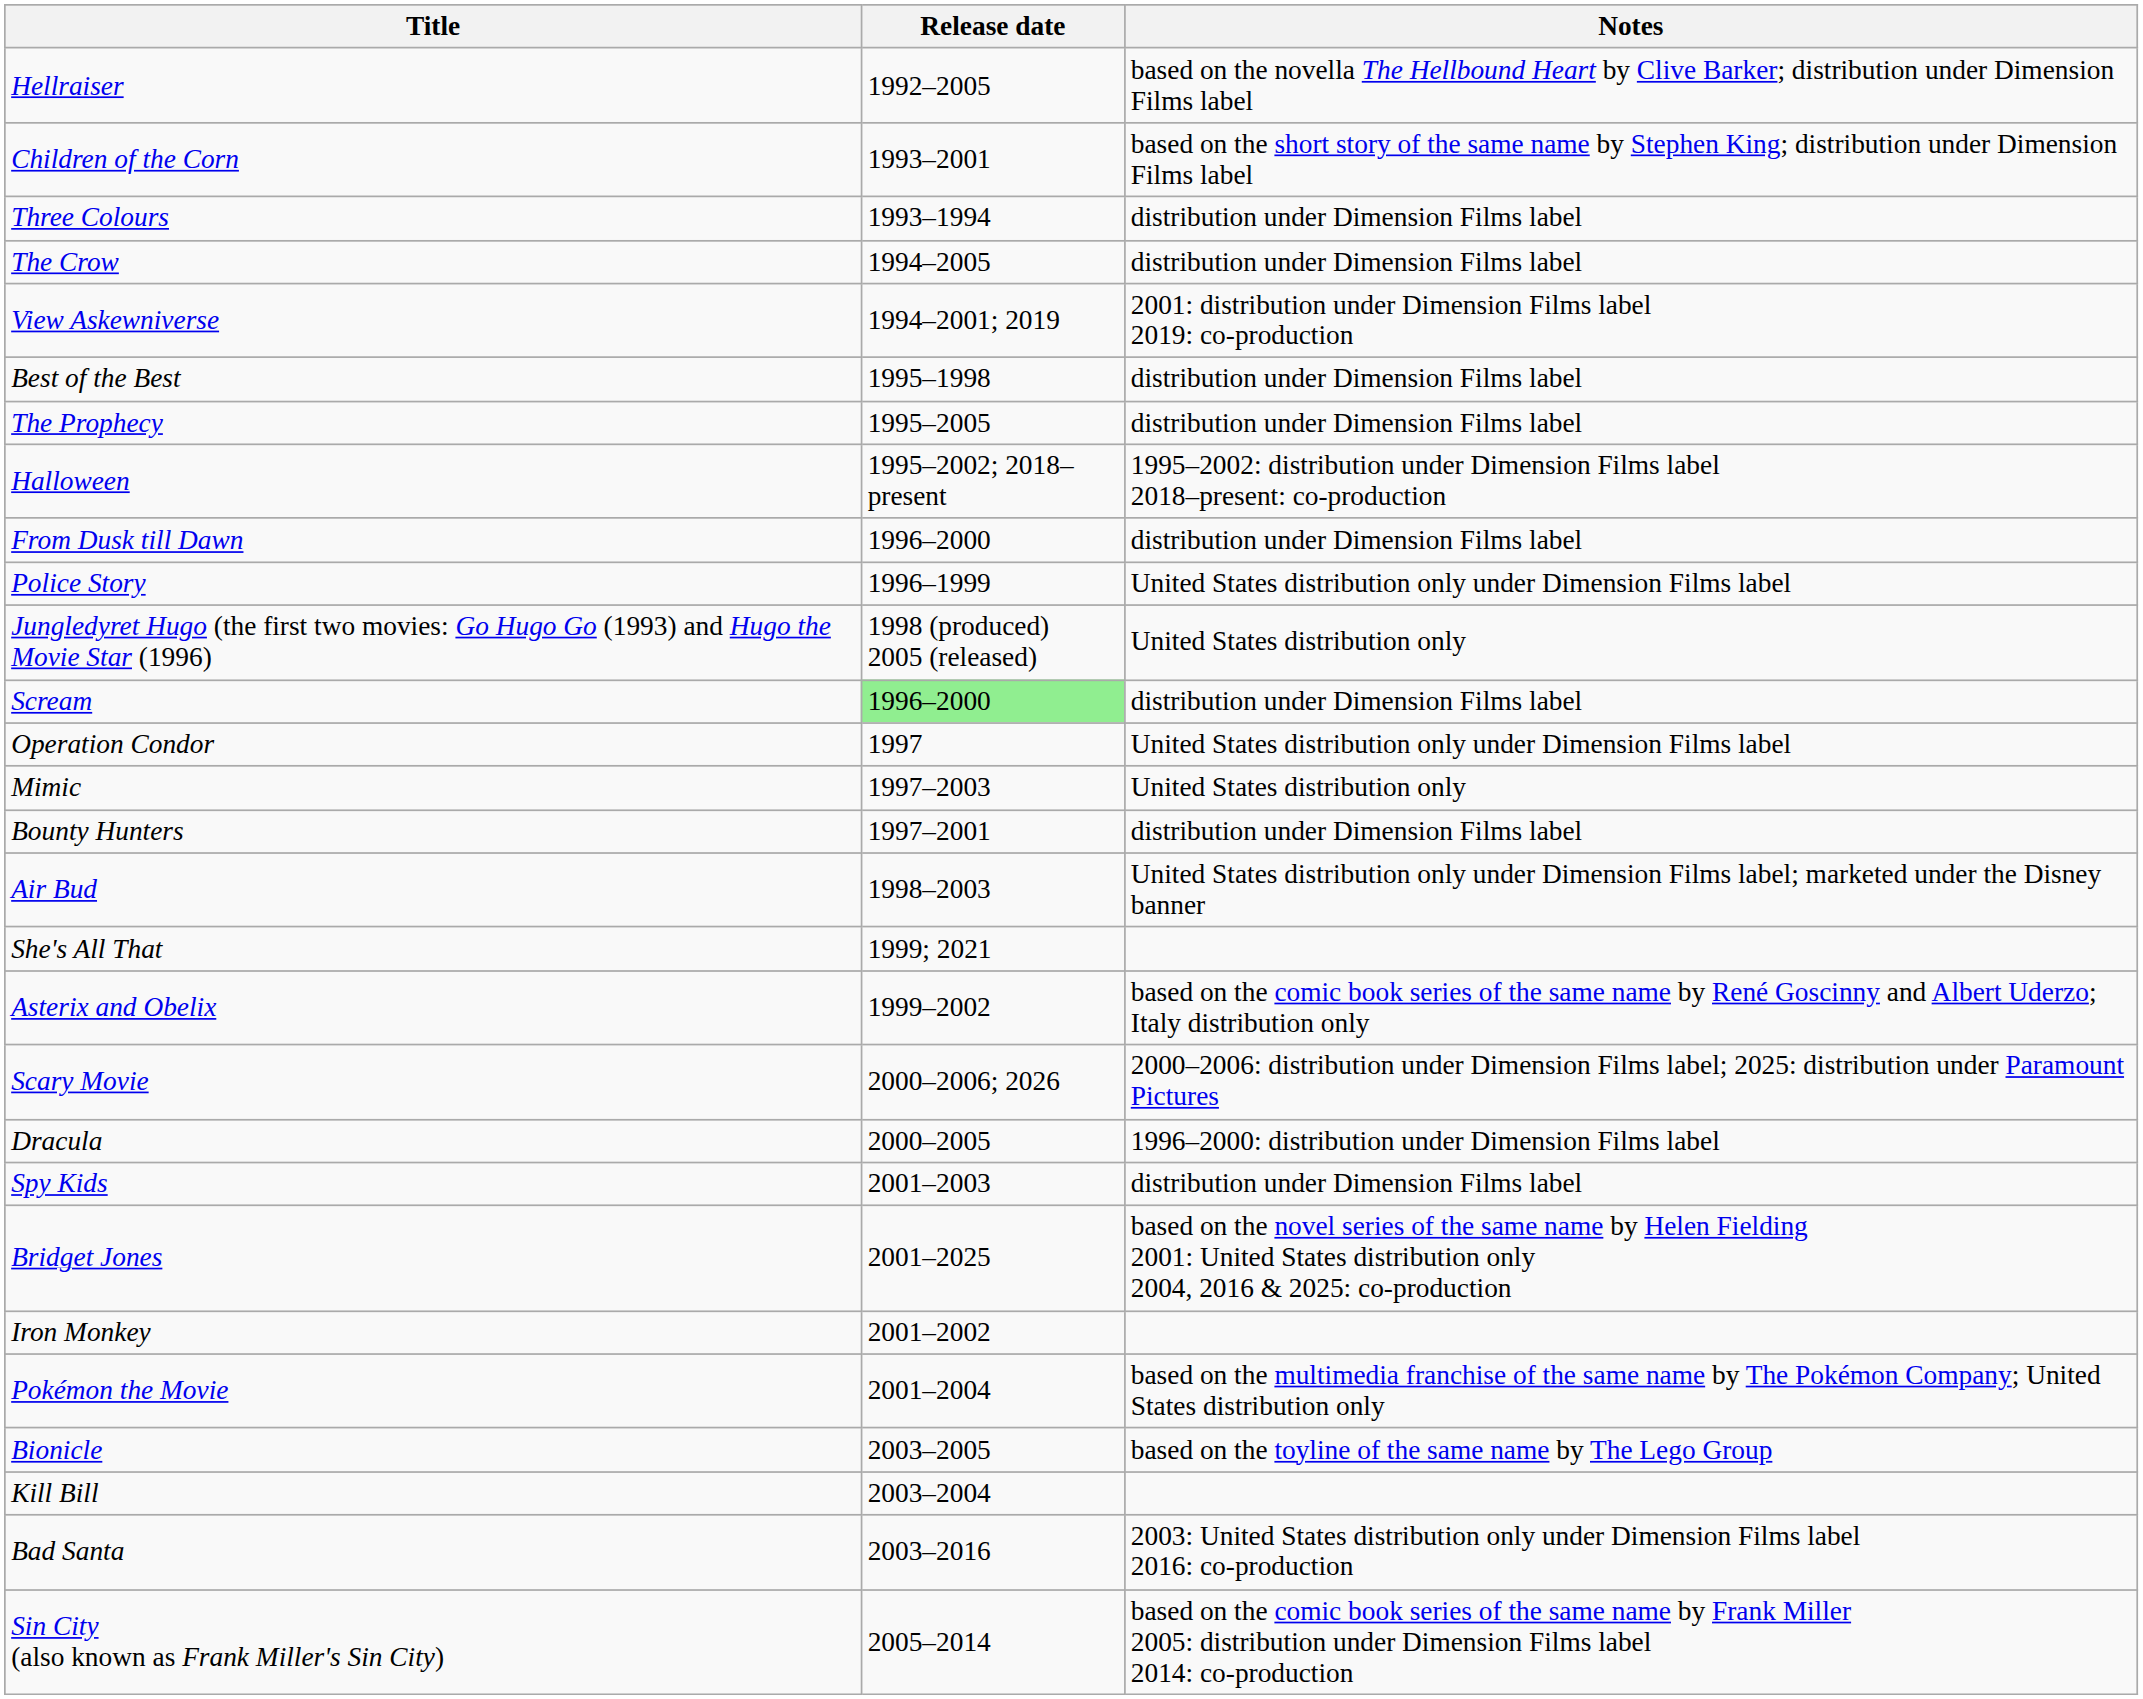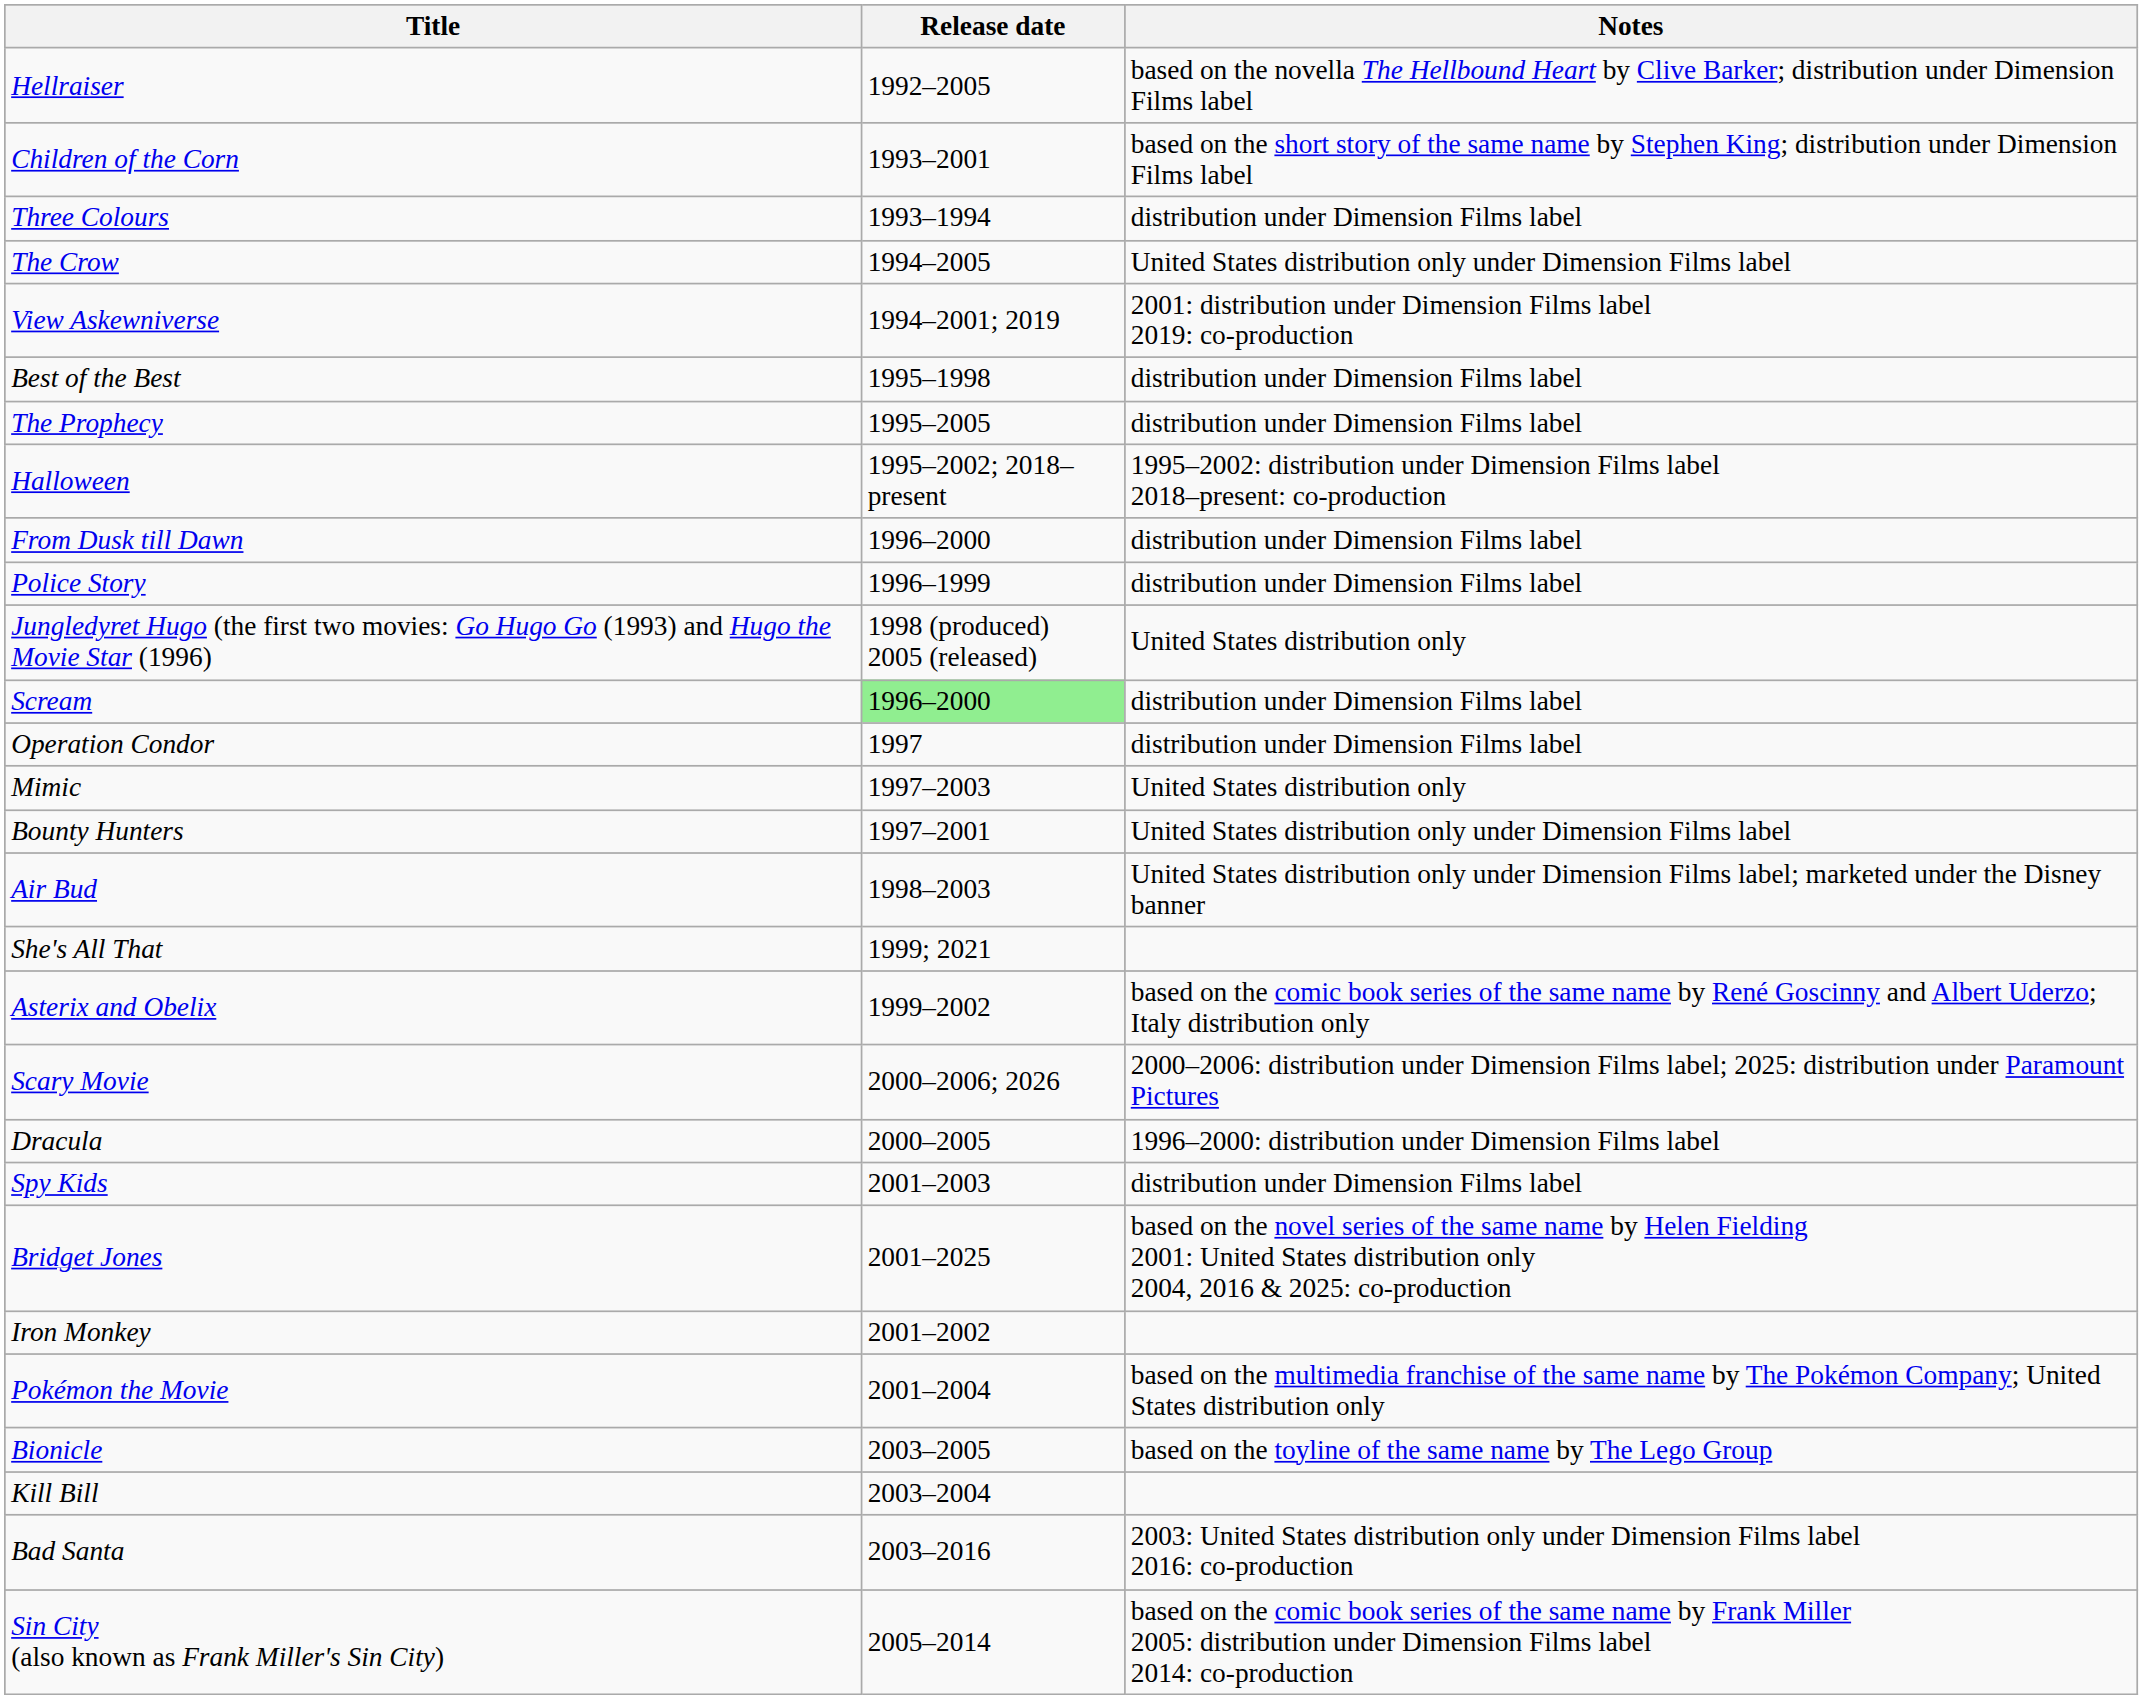(1356, 261) distribution under Dimension Films label -> (1461, 261) United States distribution only under Dimension Films label
(1461, 583) United States distribution only under Dimension Films label -> (1356, 583) distribution under Dimension Films label
(1461, 744) United States distribution only under Dimension Films label -> (1356, 744) distribution under Dimension Films label
(1356, 830) distribution under Dimension Films label -> (1461, 830) United States distribution only under Dimension Films label
